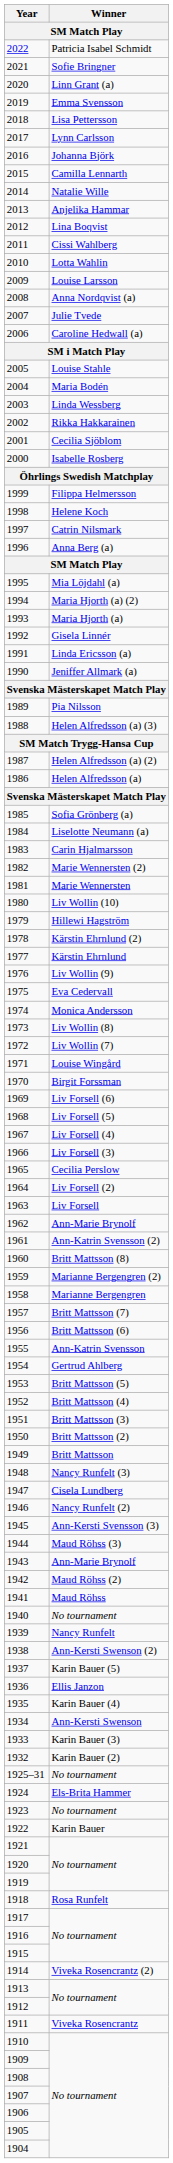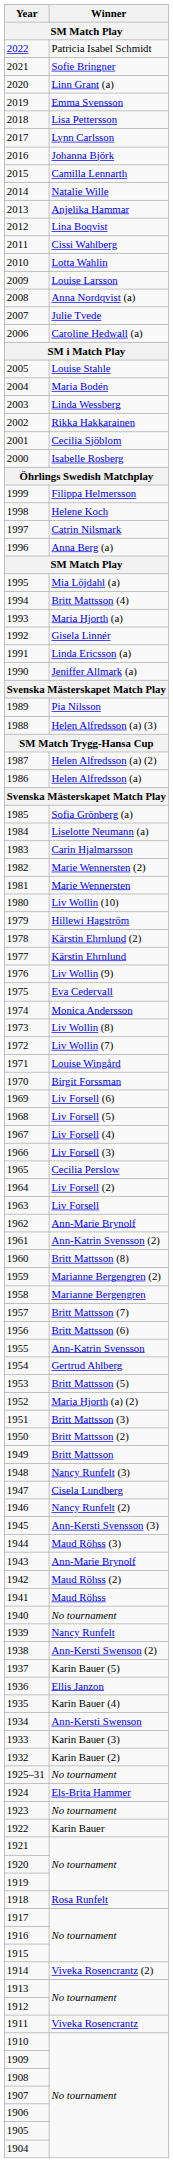(95, 600) Maria Hjorth (a) (2) -> (90, 600) Britt Mattsson (4)
(90, 1401) Britt Mattsson (4) -> (95, 1401) Maria Hjorth (a) (2)
